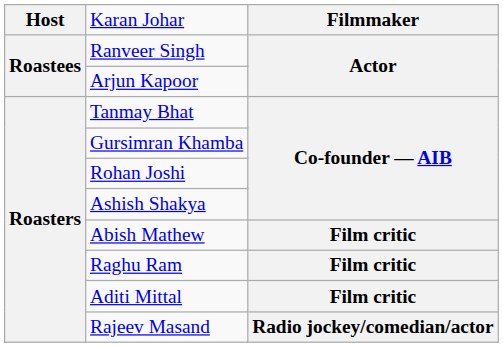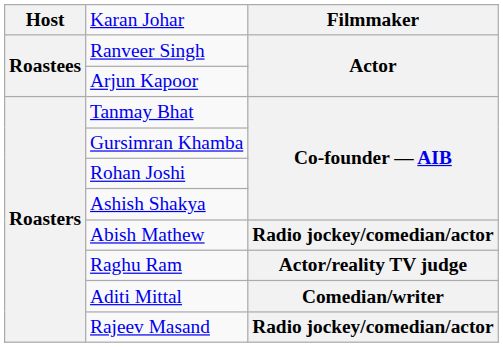(373, 234) Film critic -> (373, 234) Radio jockey/comedian/actor
(373, 265) Film critic -> (373, 265) Actor/reality TV judge
(373, 296) Film critic -> (373, 296) Comedian/writer
